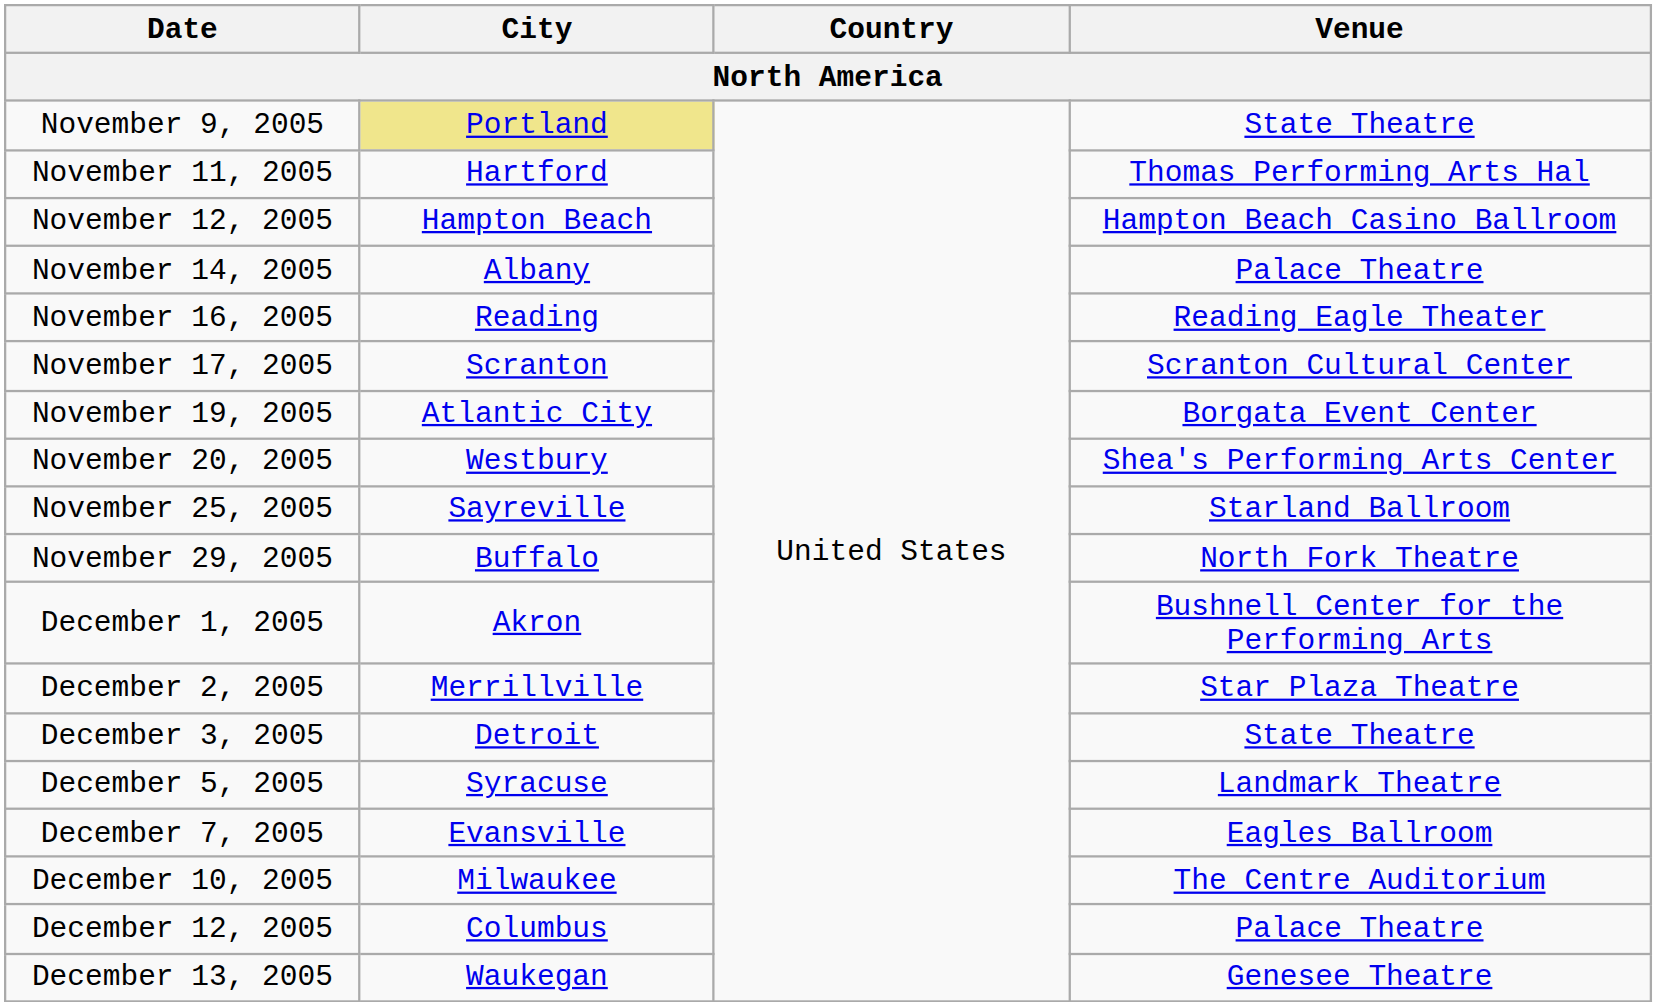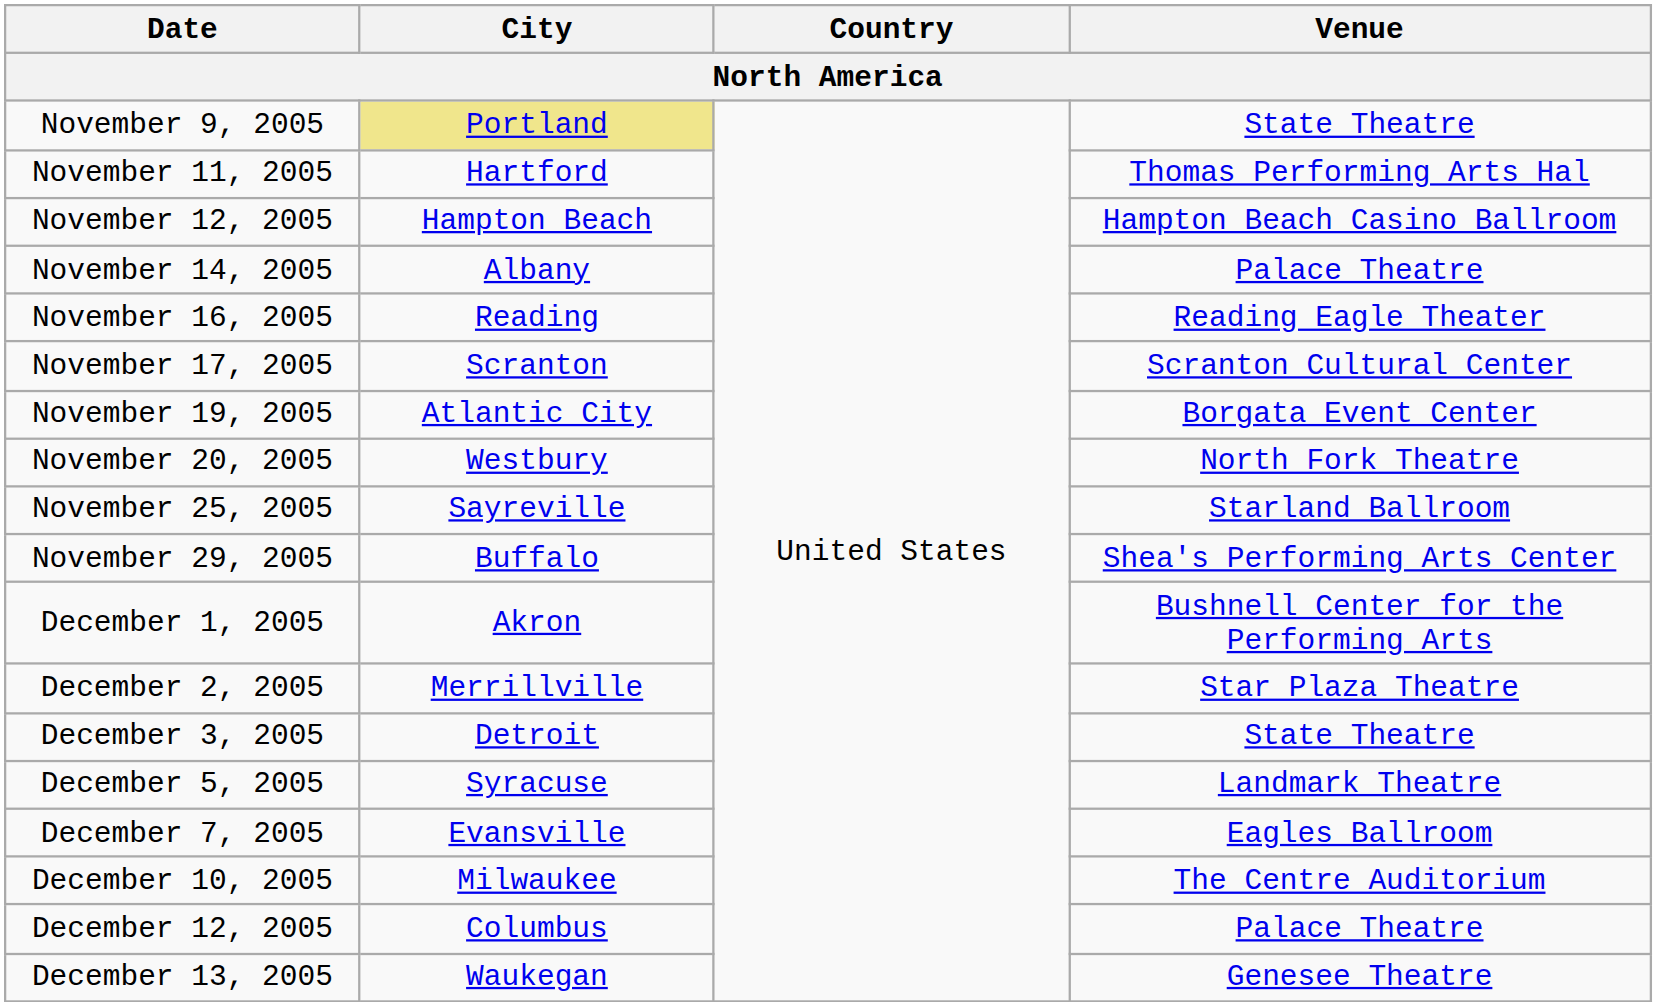(1360, 462) Shea's Performing Arts Center -> (1360, 462) North Fork Theatre
(1360, 558) North Fork Theatre -> (1360, 558) Shea's Performing Arts Center
